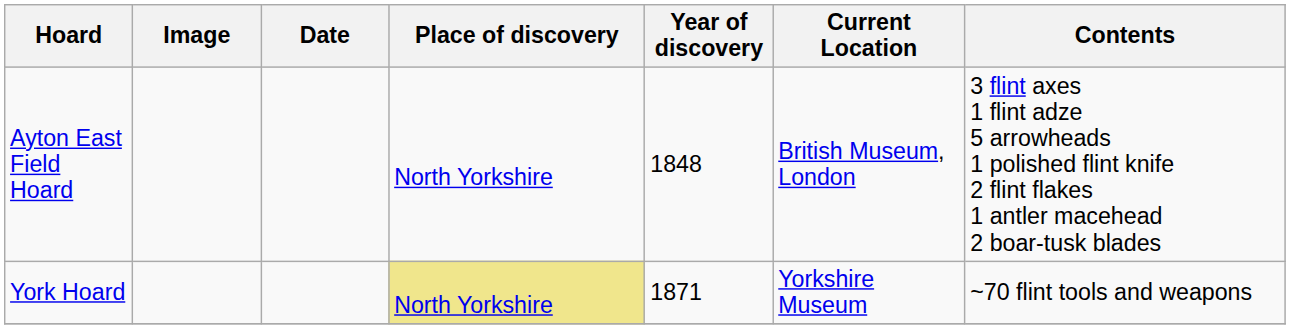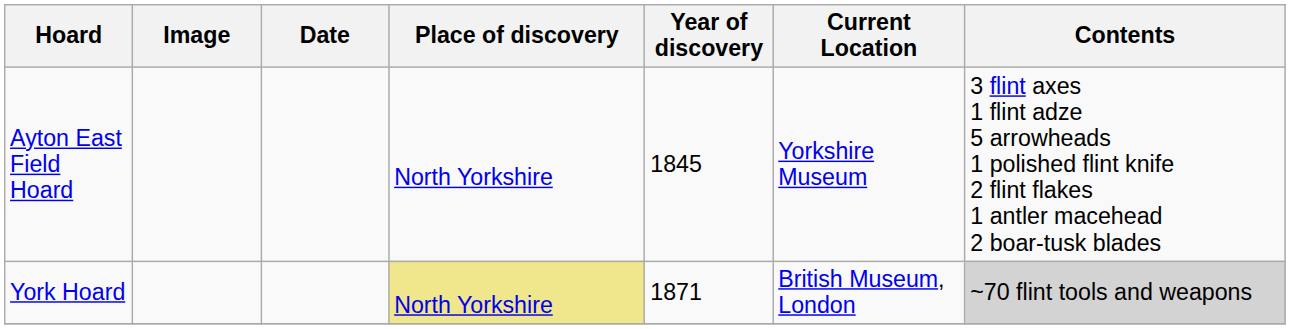(676, 164) 1848 -> (676, 164) 1845
(861, 164) British Museum, London -> (826, 164) Yorkshire Museum
(826, 292) Yorkshire Museum -> (861, 292) British Museum, London
(1111, 292) no background -> (1111, 292) lightgrey background
